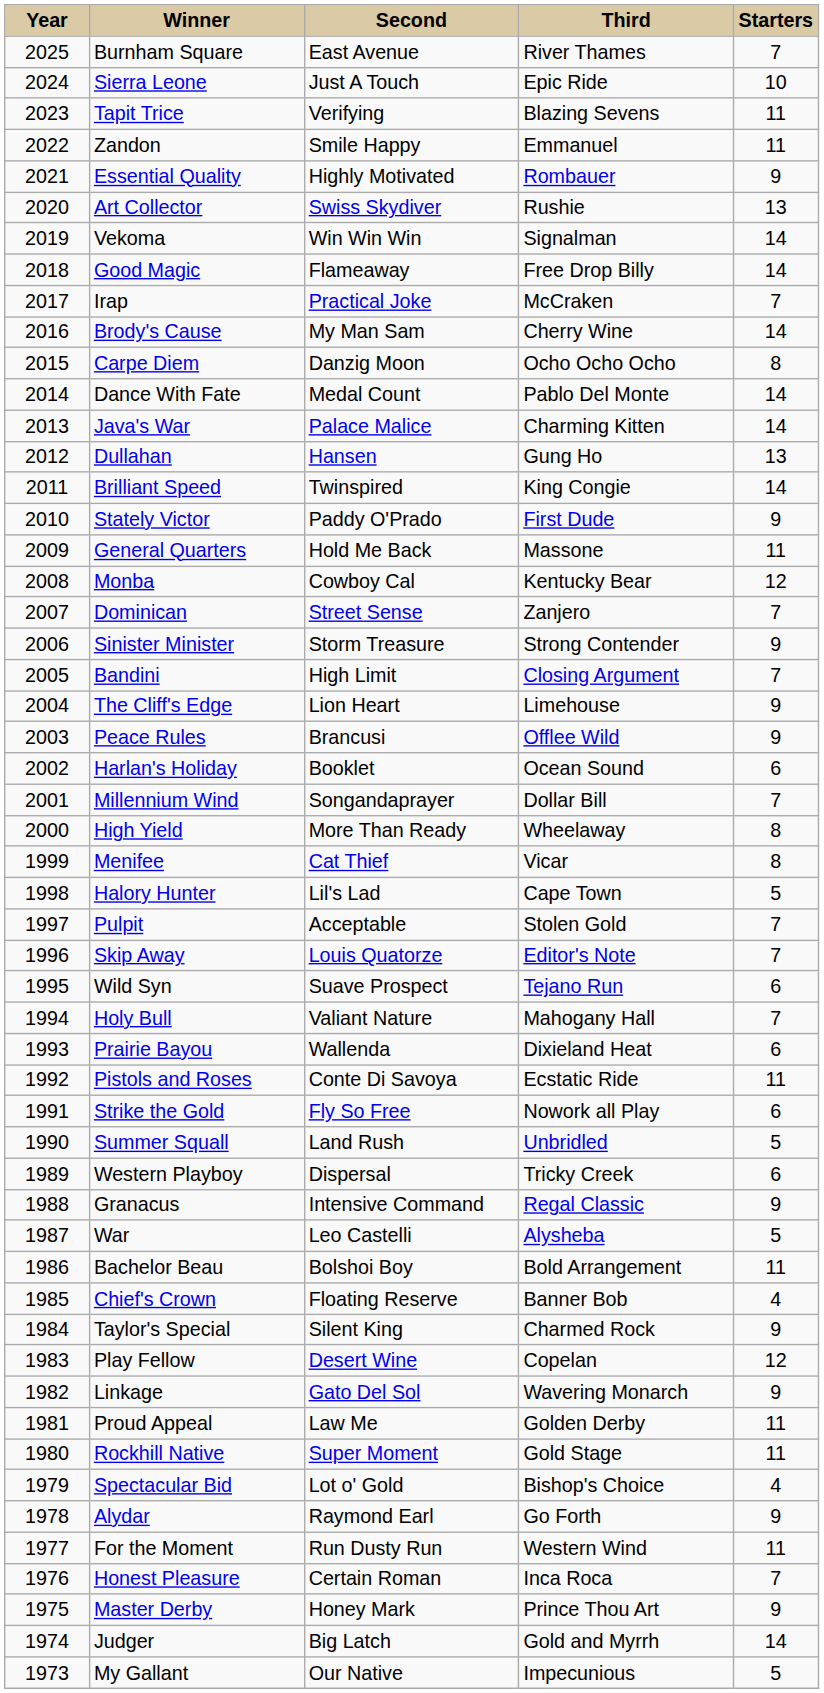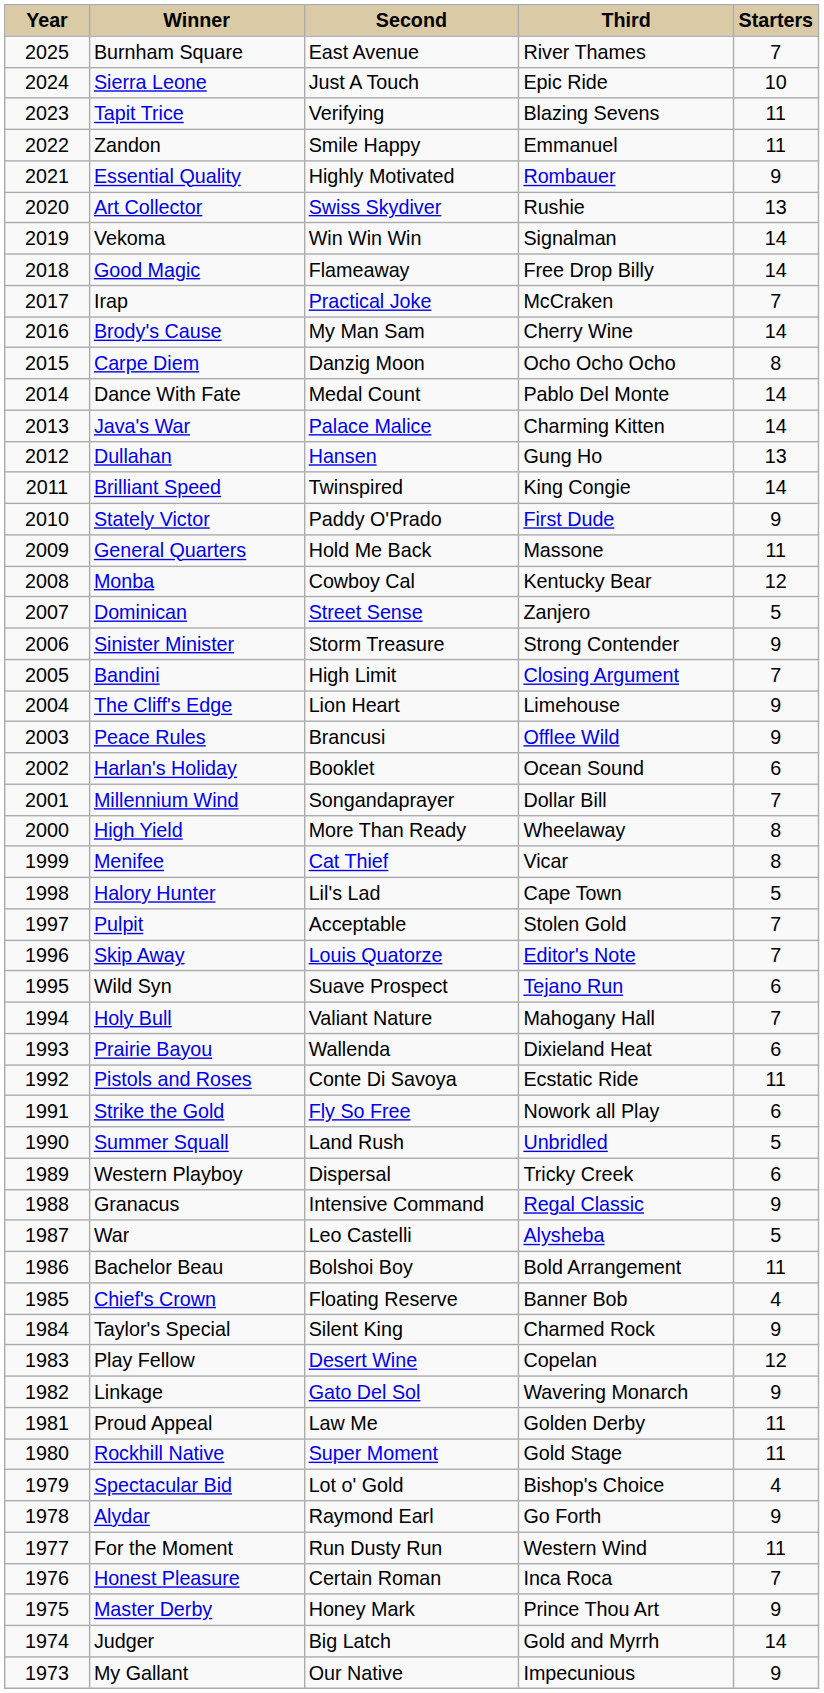(776, 613) 7 -> (776, 613) 5
(776, 1673) 5 -> (776, 1673) 9
